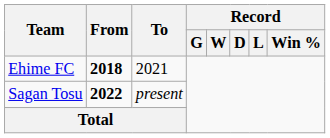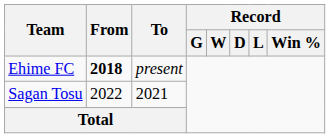(152, 68) 2021 -> (159, 68) present
(106, 94) bold -> (106, 94) normal
(159, 94) present -> (152, 94) 2021
